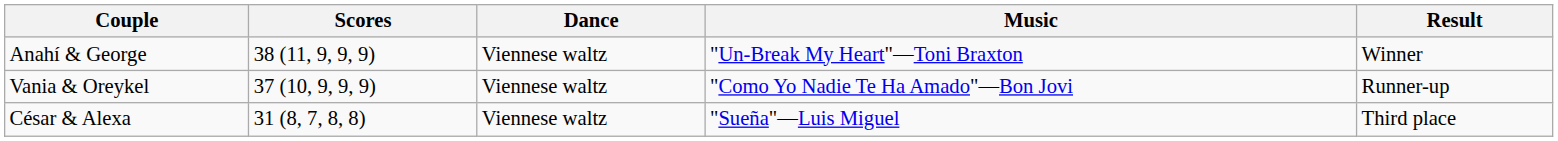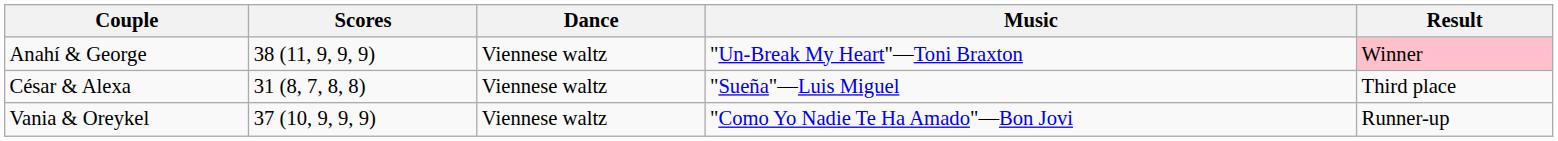(1392, 53) no background -> (1392, 53) pink background
rows swapped: (70, 119) <-> (79, 86)
